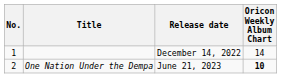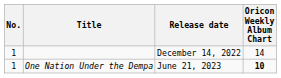(14, 66) 2 -> (14, 66) 1
